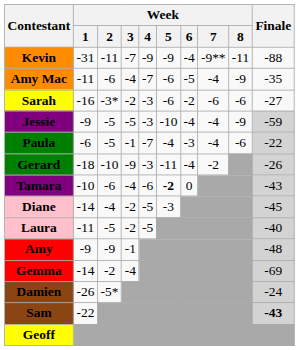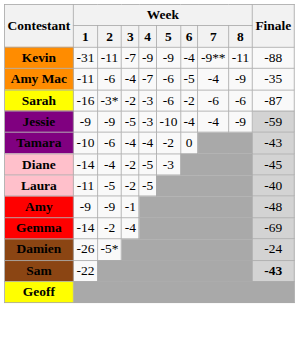(273, 100) -27 -> (273, 100) -87
(110, 121) -5 -> (110, 121) -9
- row: (39, 143)
- row: (39, 164)
(148, 185) -6 -> (148, 143) -4
(168, 185) bold -> (168, 143) normal
